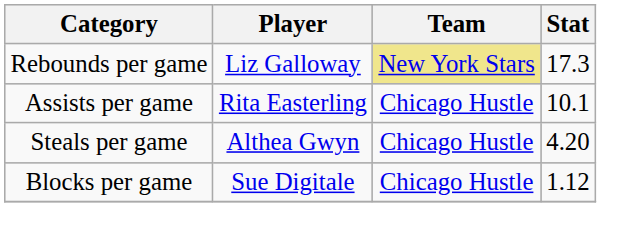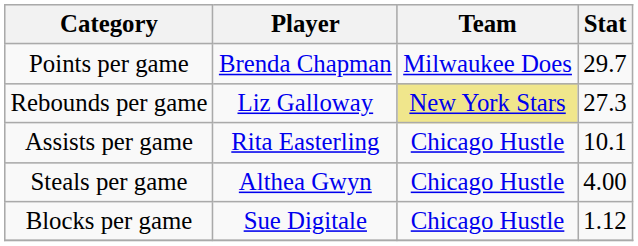+ row: (109, 63)
(568, 63) 17.3 -> (605, 102) 27.3
(568, 142) 4.20 -> (605, 181) 4.00
